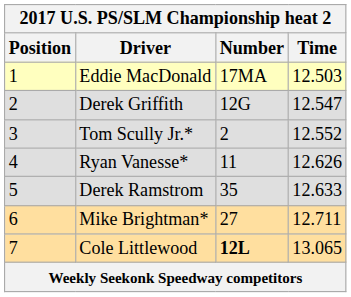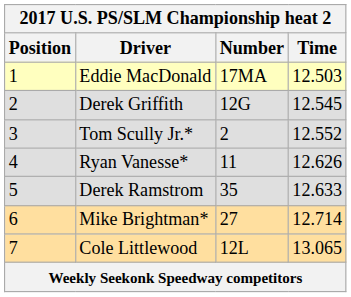(317, 104) 12.547 -> (317, 104) 12.545
(317, 219) 12.711 -> (317, 219) 12.714
(235, 248) bold -> (234, 248) normal
